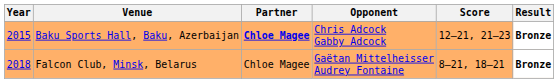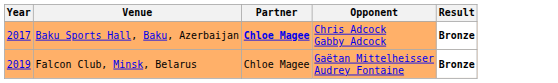- column: (475, 12)
(19, 35) 2015 -> (19, 35) 2017
(19, 64) 2018 -> (19, 64) 2019
